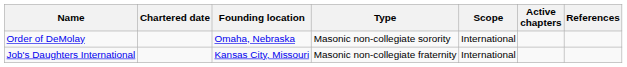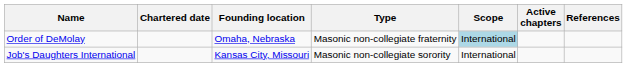(382, 39) Masonic non-collegiate sorority -> (385, 39) Masonic non-collegiate fraternity
(488, 39) no background -> (488, 39) lightblue background
(385, 54) Masonic non-collegiate fraternity -> (382, 54) Masonic non-collegiate sorority
